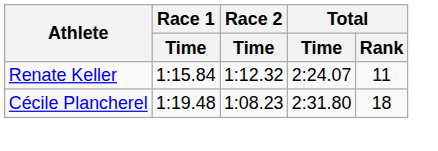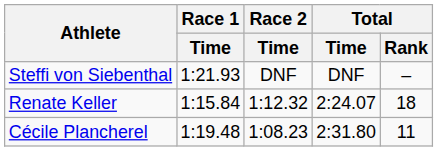+ row: (90, 76)
(382, 76) 11 -> (406, 104) 18
(382, 104) 18 -> (406, 132) 11
